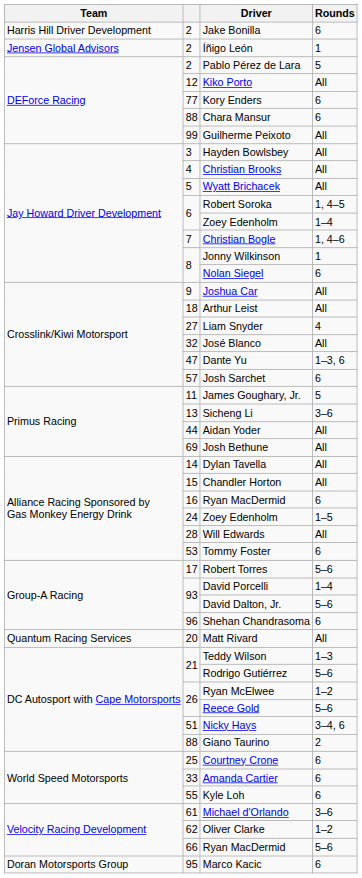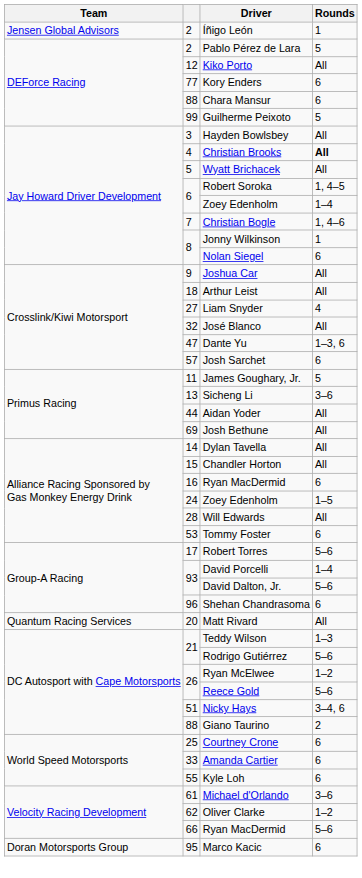- row: (189, 30)
(321, 135) All -> (318, 117) 5
(321, 169) normal -> (322, 152) bold
